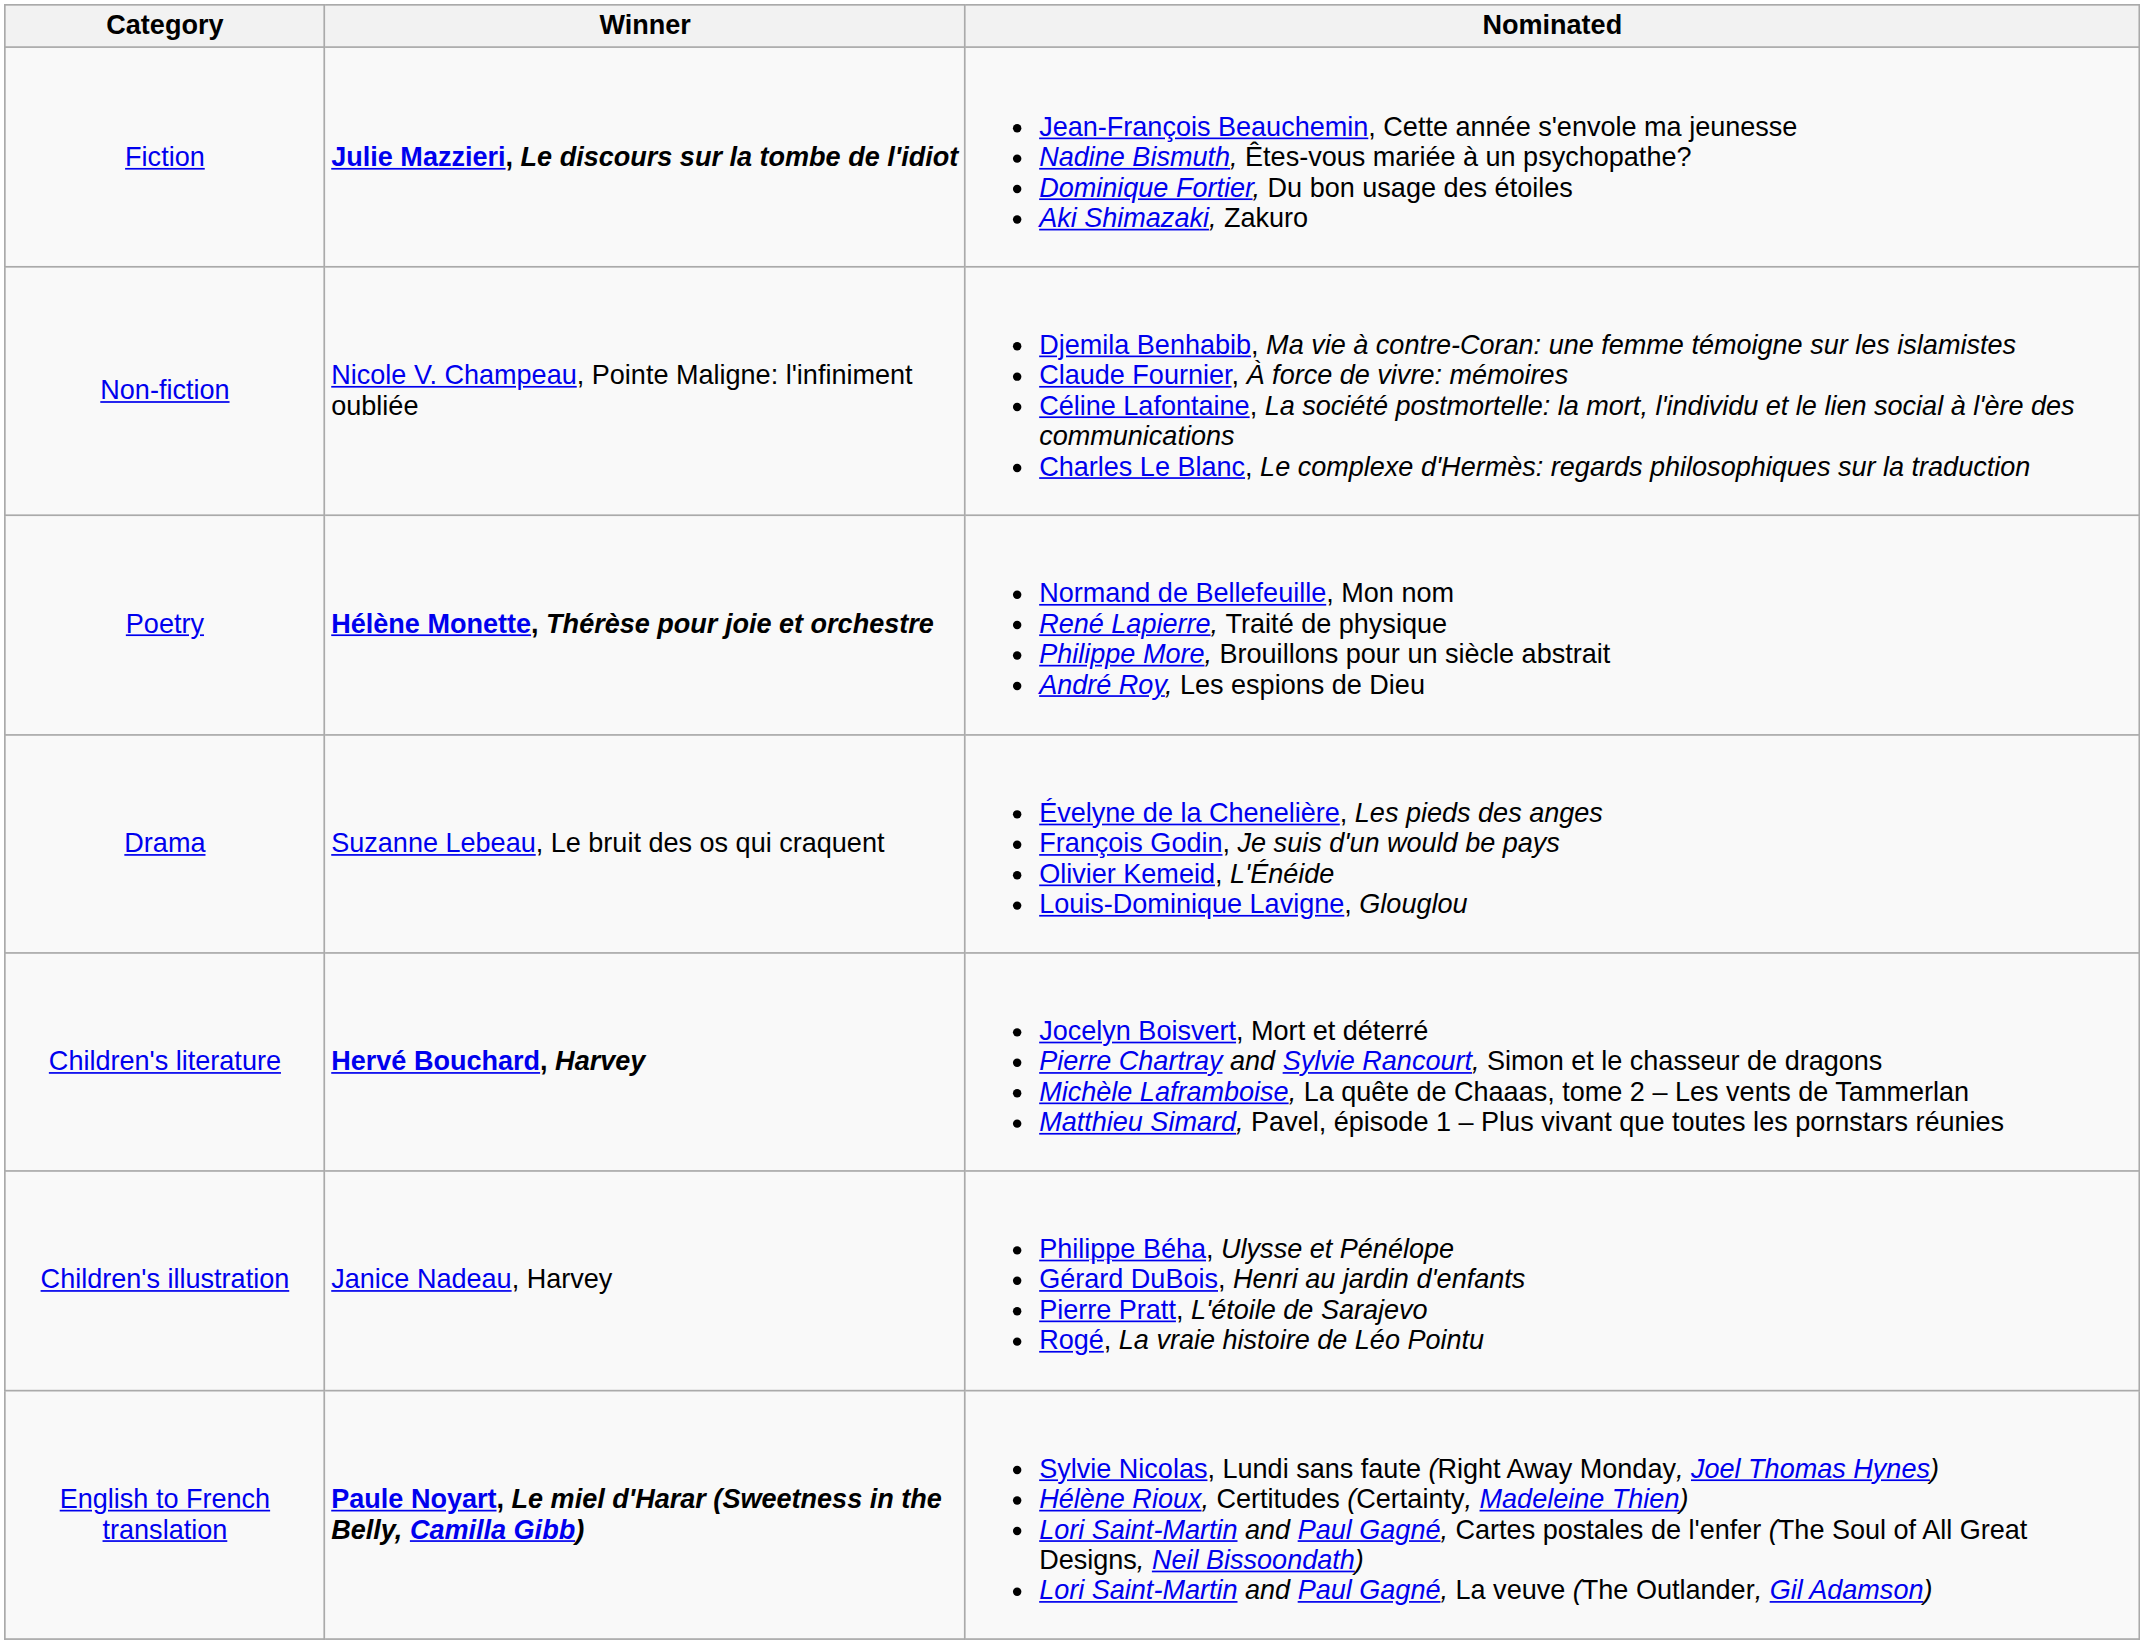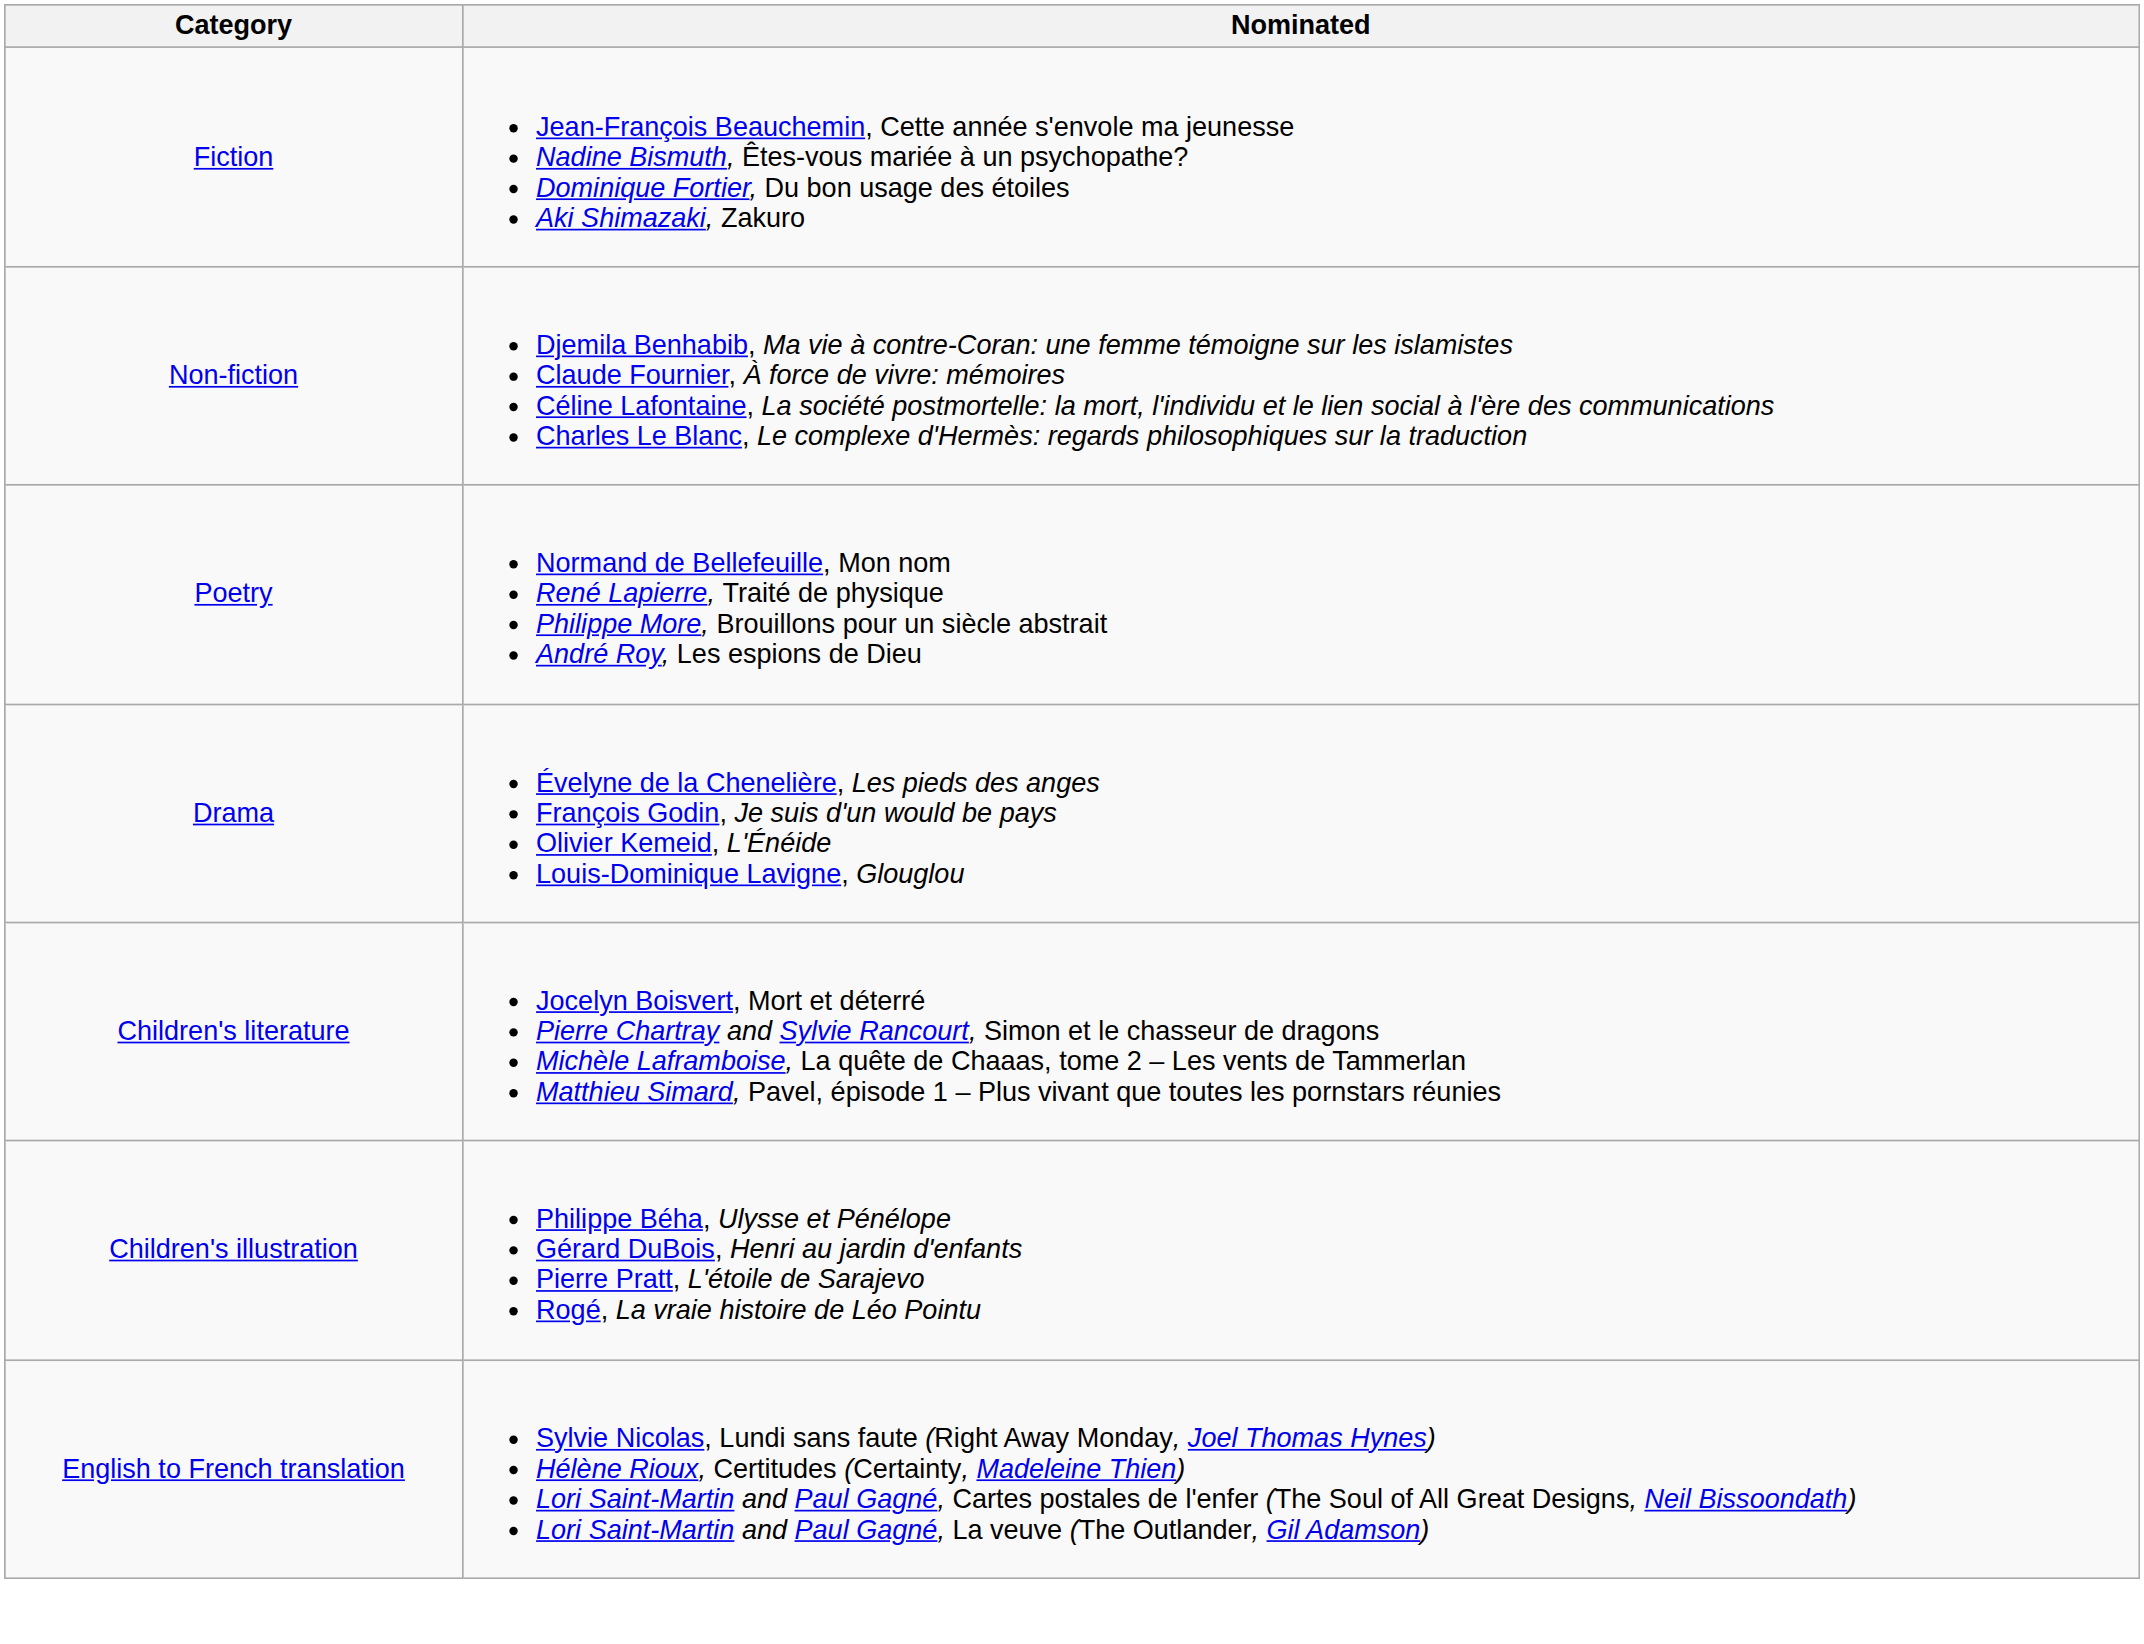- column: (645, 25)
